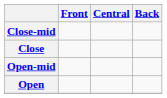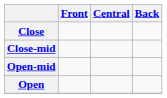rows swapped: (31, 48) <-> (31, 31)
